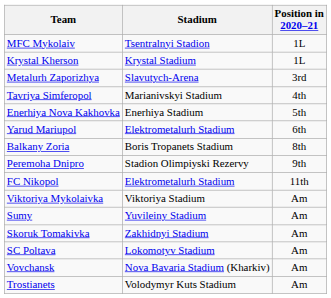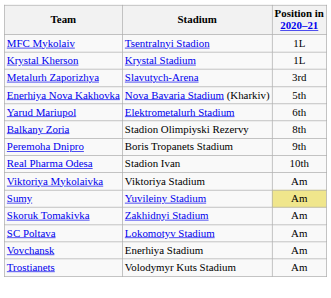- row: (49, 95)
(164, 112) Enerhiya Stadium -> (197, 95) Nova Bavaria Stadium (Kharkiv)
(179, 147) Boris Tropanets Stadium -> (187, 129) Stadion Olimpiyski Rezervy
(187, 164) Stadion Olimpiyski Rezervy -> (179, 147) Boris Tropanets Stadium
+ row: (50, 164)
- row: (33, 181)
(299, 216) no background -> (299, 198) khaki background
(197, 267) Nova Bavaria Stadium (Kharkiv) -> (164, 250) Enerhiya Stadium
